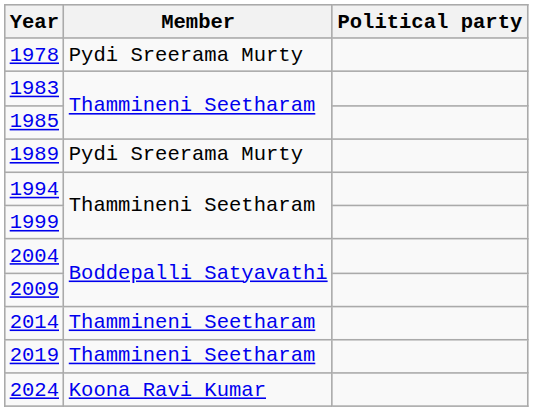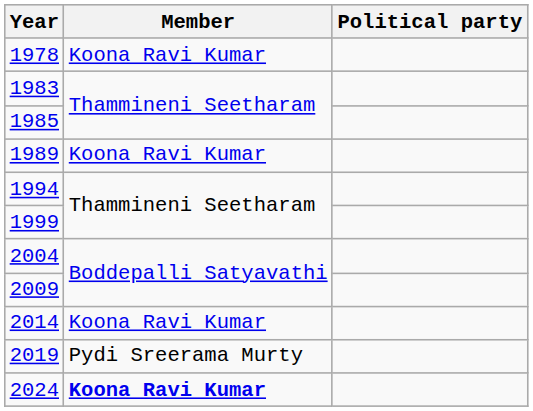(186, 55) Pydi Sreerama Murty -> (167, 55) Koona Ravi Kumar
(186, 155) Pydi Sreerama Murty -> (167, 155) Koona Ravi Kumar
(192, 323) Thammineni Seetharam -> (167, 323) Koona Ravi Kumar
(192, 356) Thammineni Seetharam -> (186, 356) Pydi Sreerama Murty
(167, 390) normal -> (167, 390) bold
